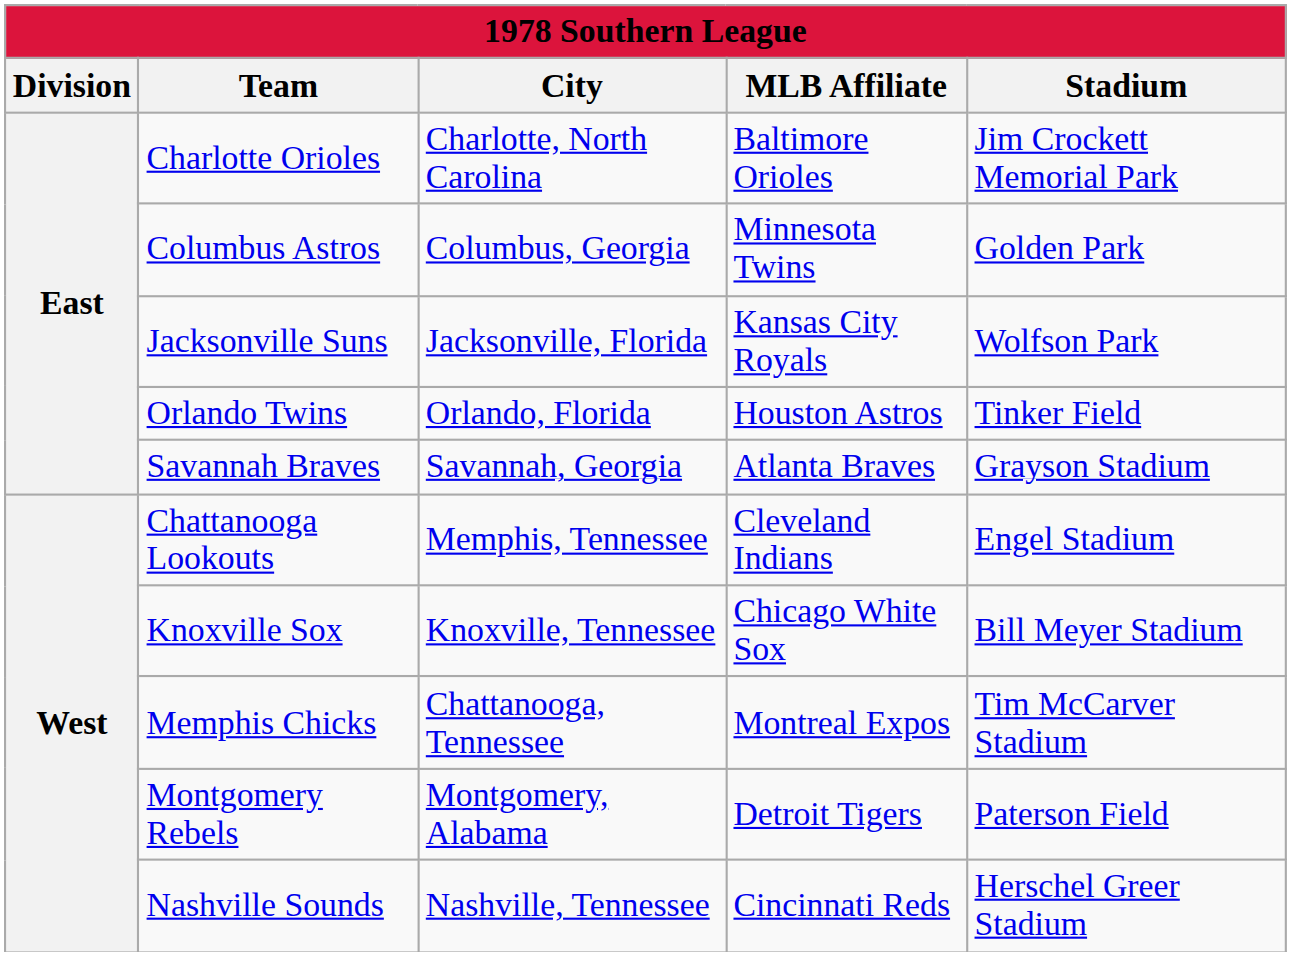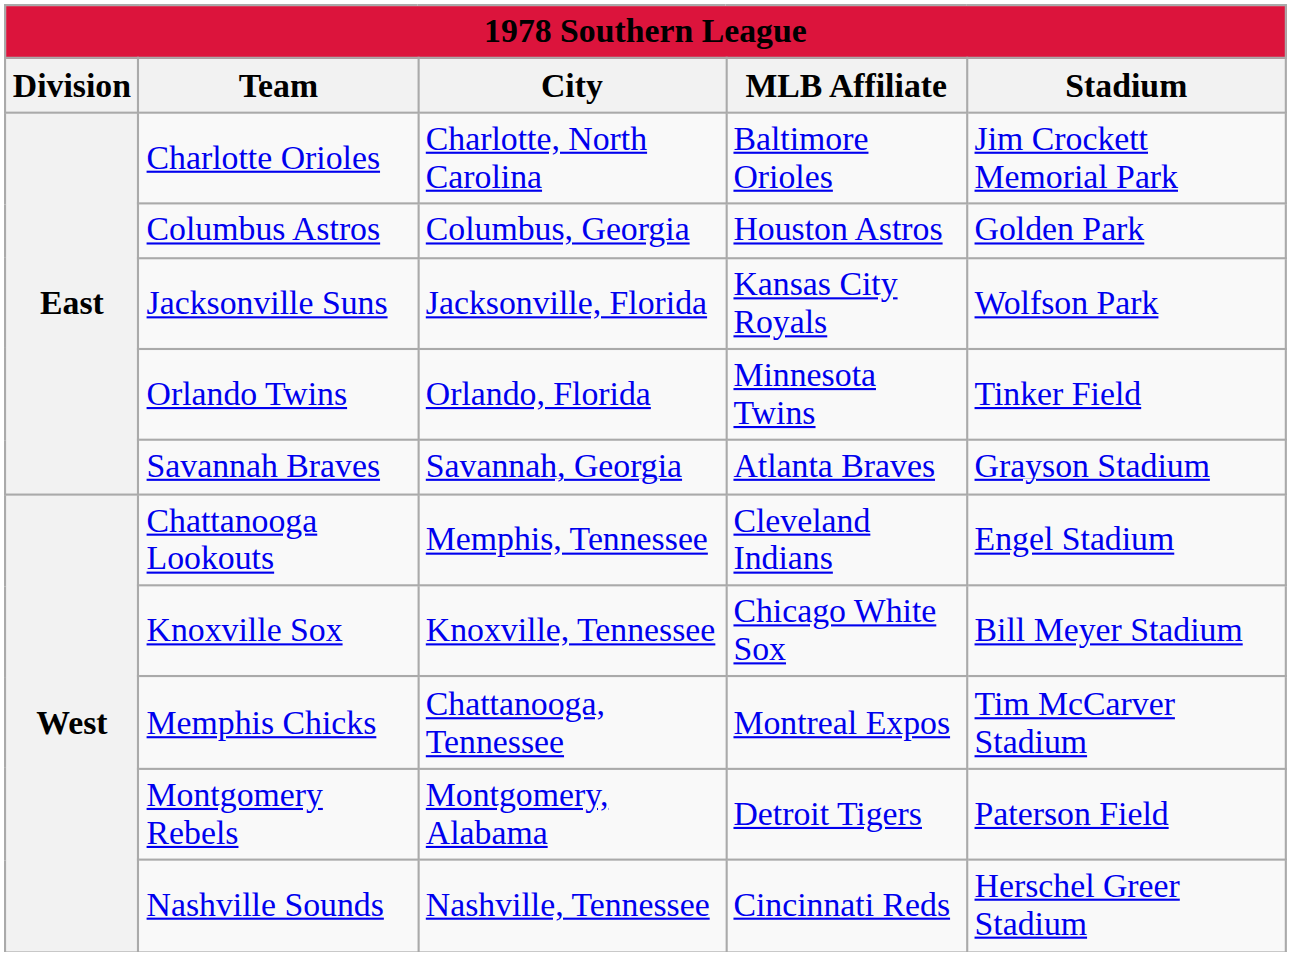(805, 248) Minnesota Twins -> (838, 229) Houston Astros
(838, 412) Houston Astros -> (805, 393) Minnesota Twins
